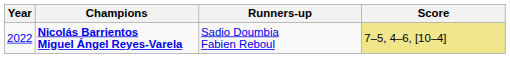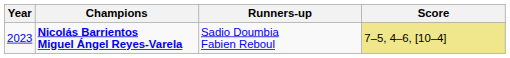(20, 38) 2022 -> (20, 38) 2023
